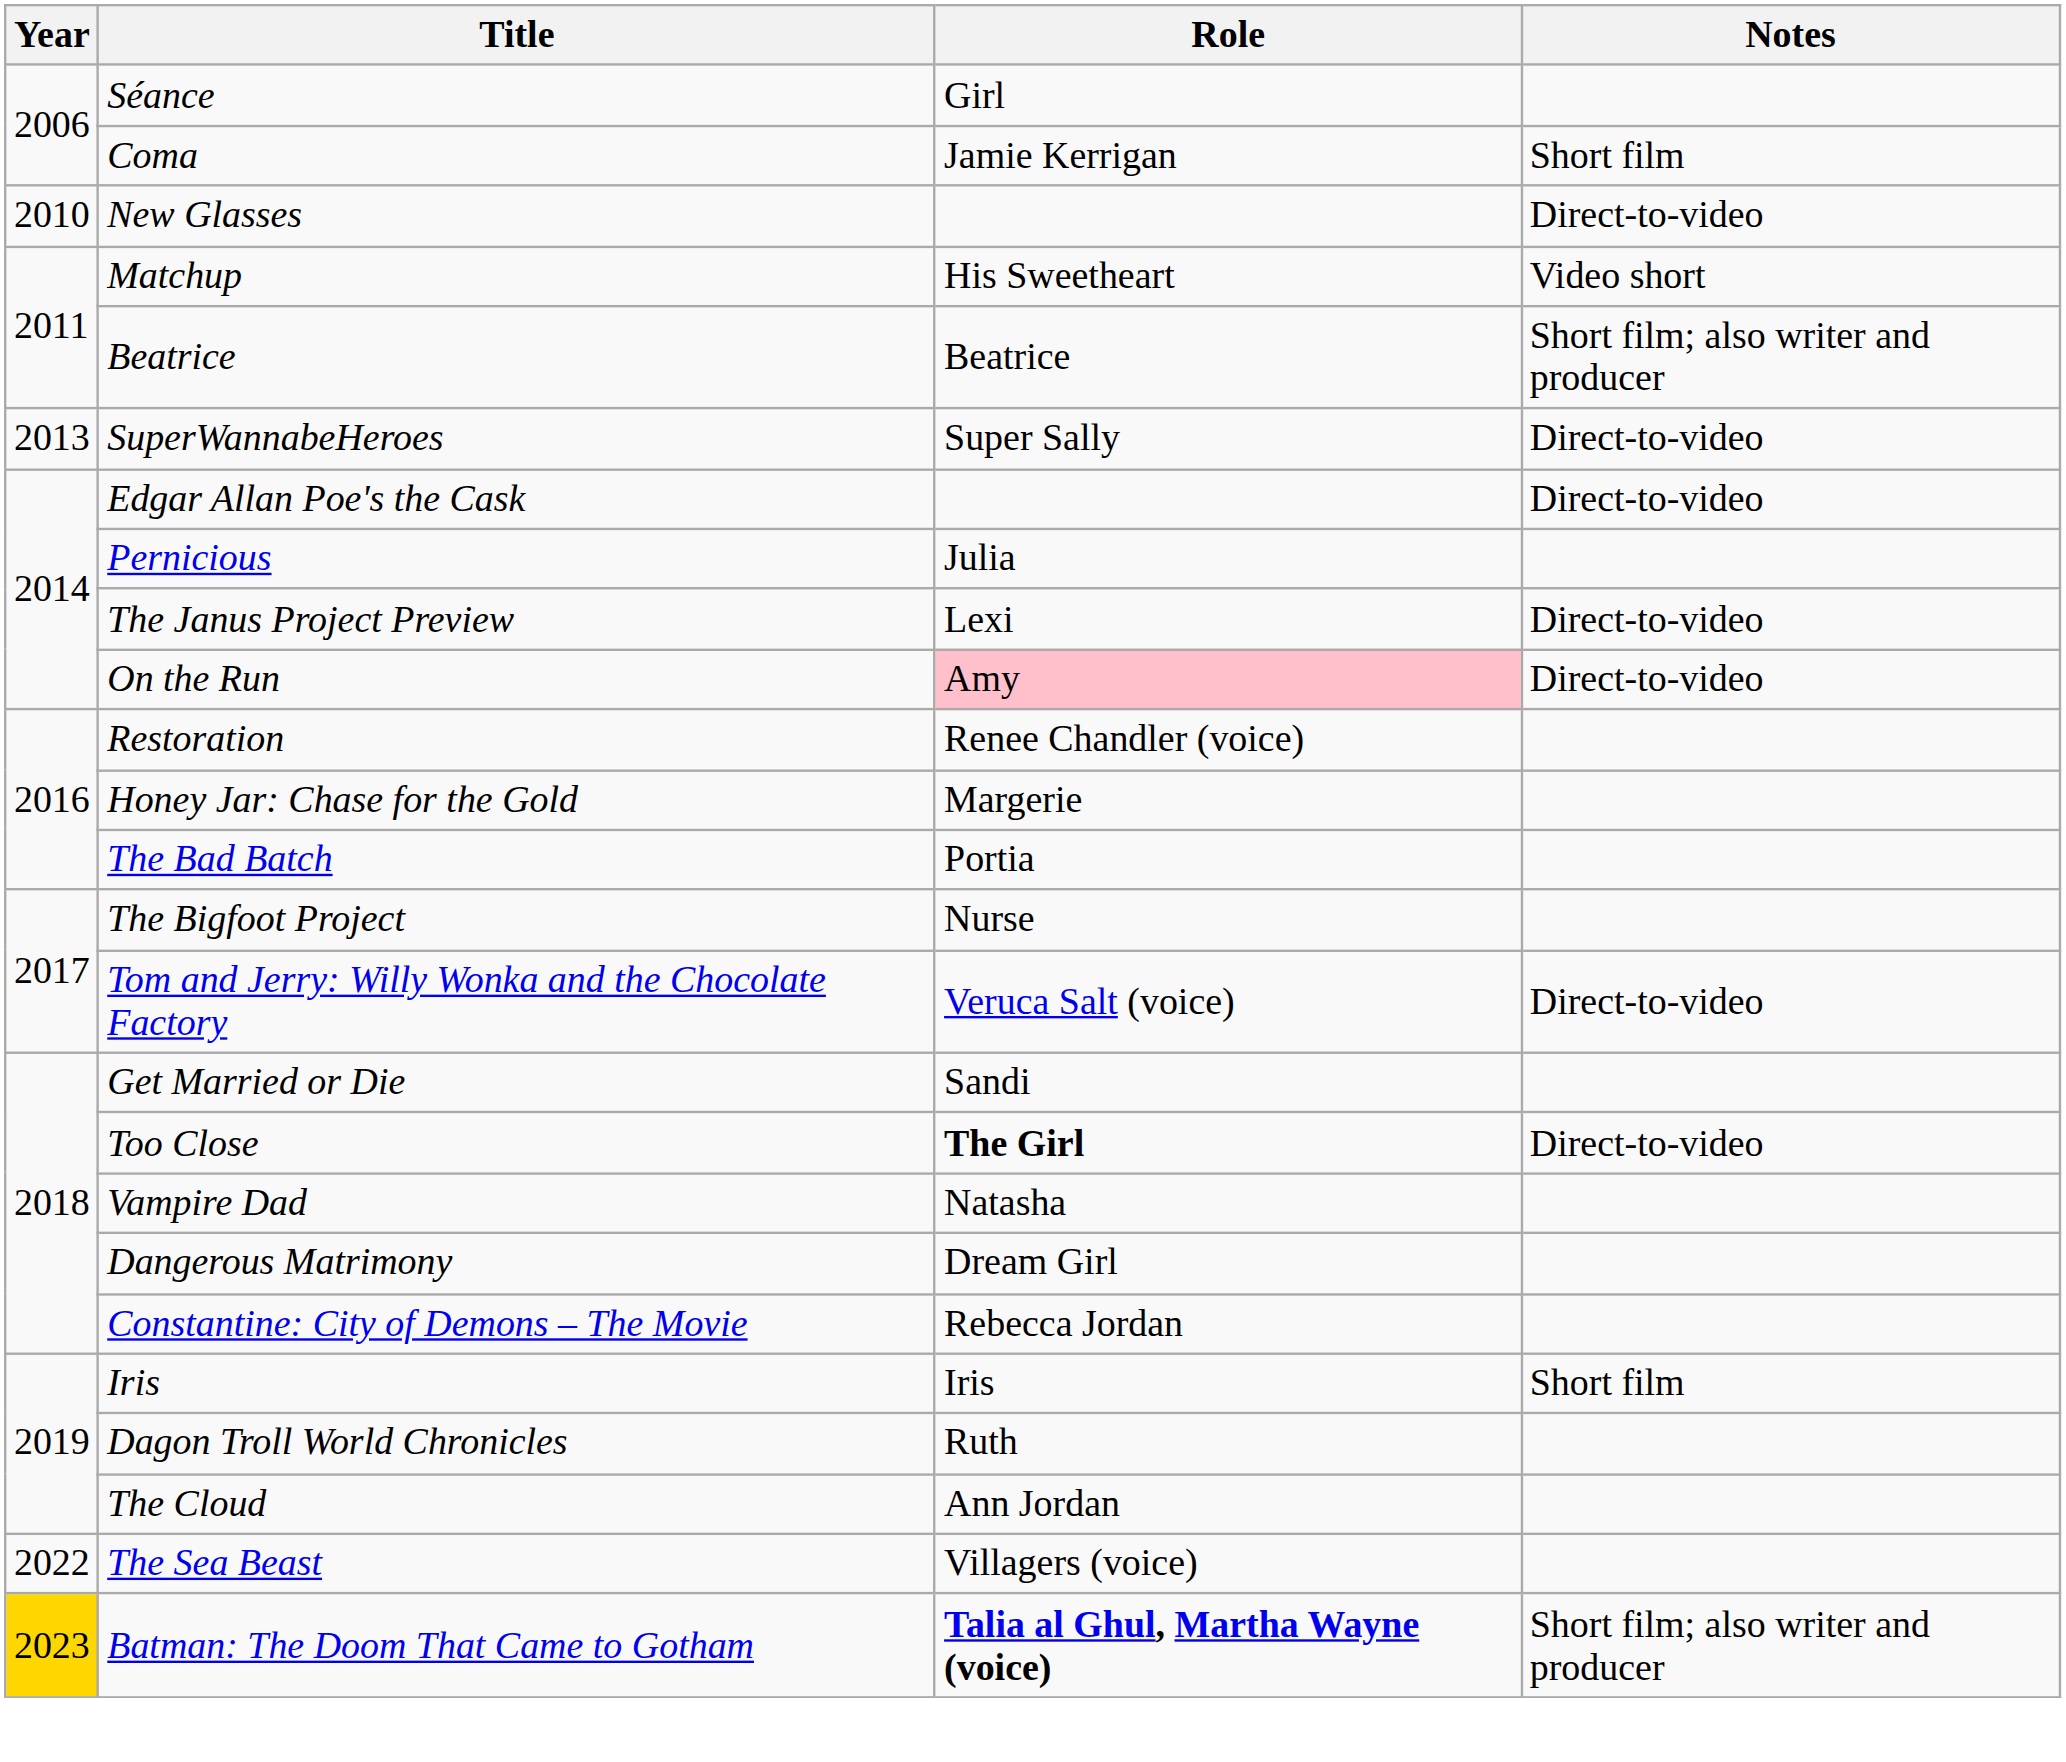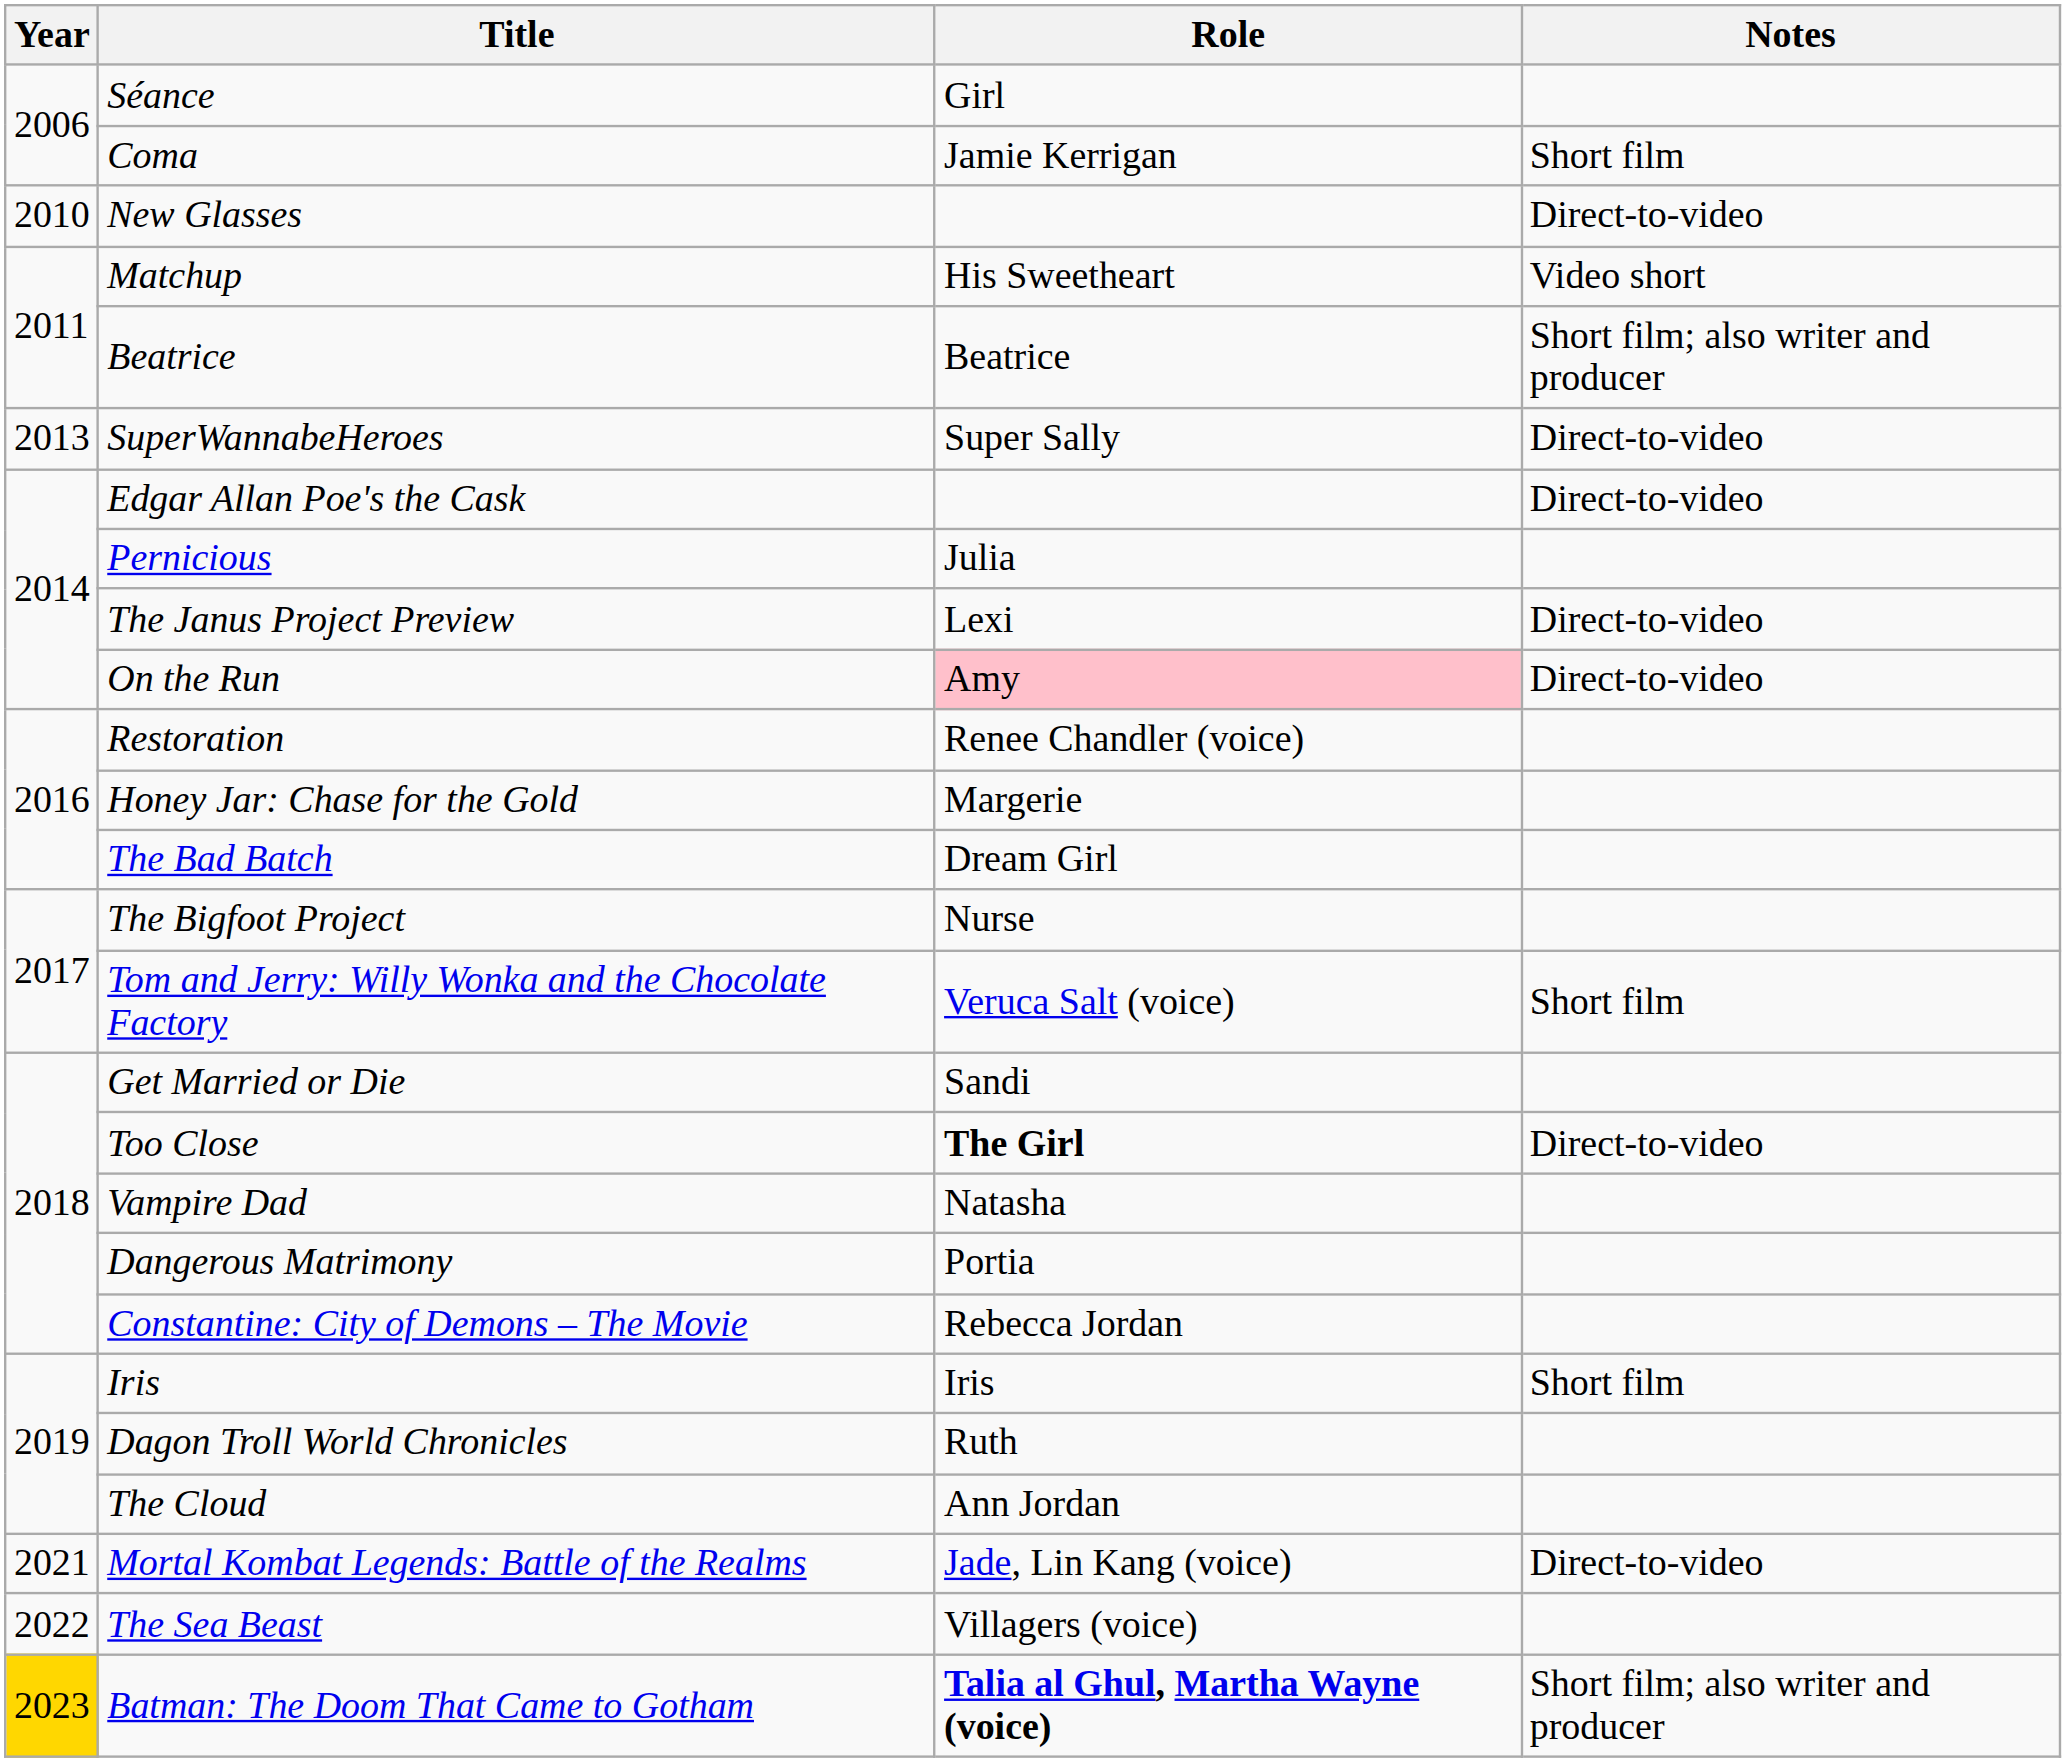(989, 859) Portia -> (1031, 859) Dream Girl
(1647, 1000) Direct-to-video -> (1607, 1000) Short film
(1031, 1262) Dream Girl -> (989, 1262) Portia
+ row: (457, 1563)
